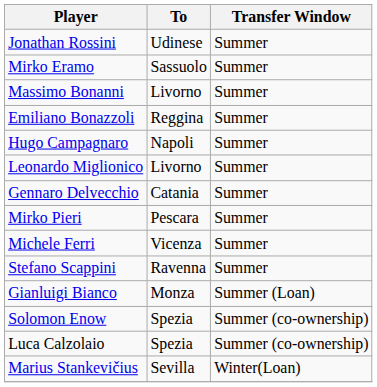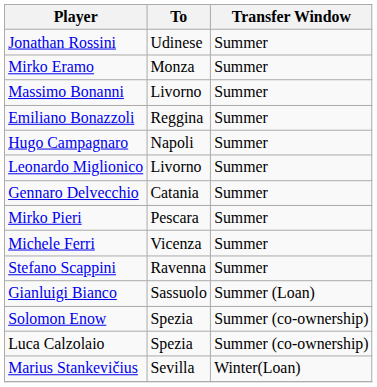(179, 67) Sassuolo -> (173, 67) Monza
(173, 293) Monza -> (179, 293) Sassuolo
